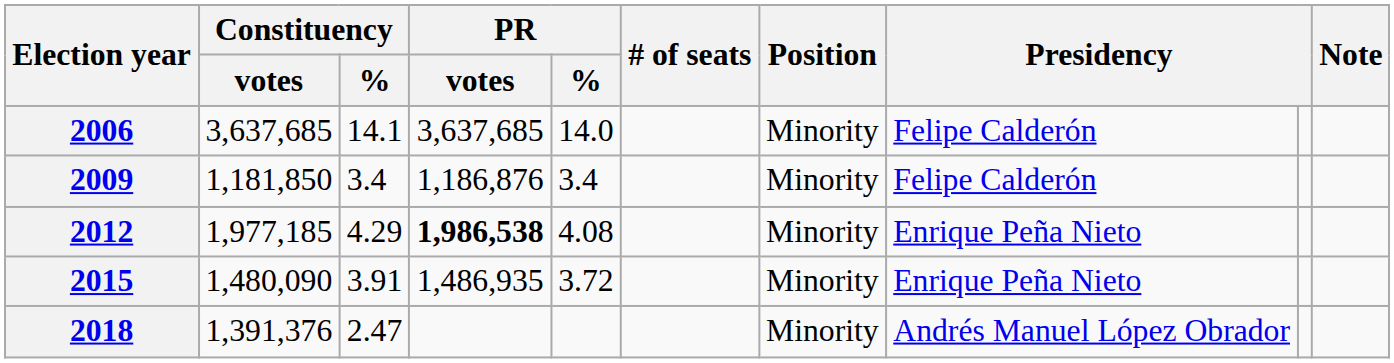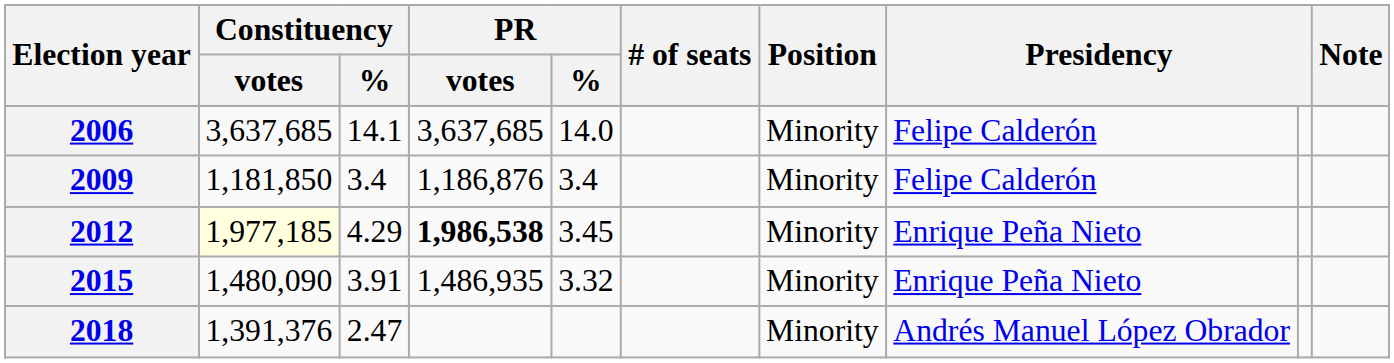(269, 230) no background -> (269, 230) lightyellow background
(586, 230) 4.08 -> (586, 230) 3.45
(586, 280) 3.72 -> (586, 280) 3.32
